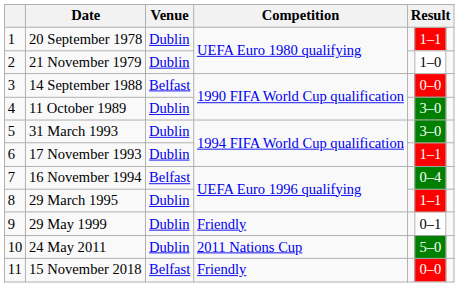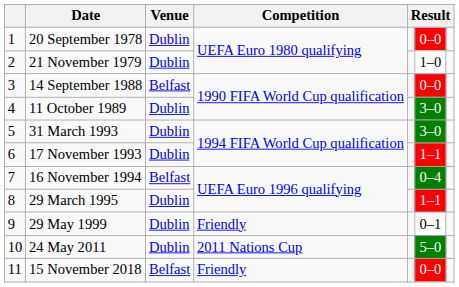(430, 39) 1–1 -> (430, 39) 0–0
